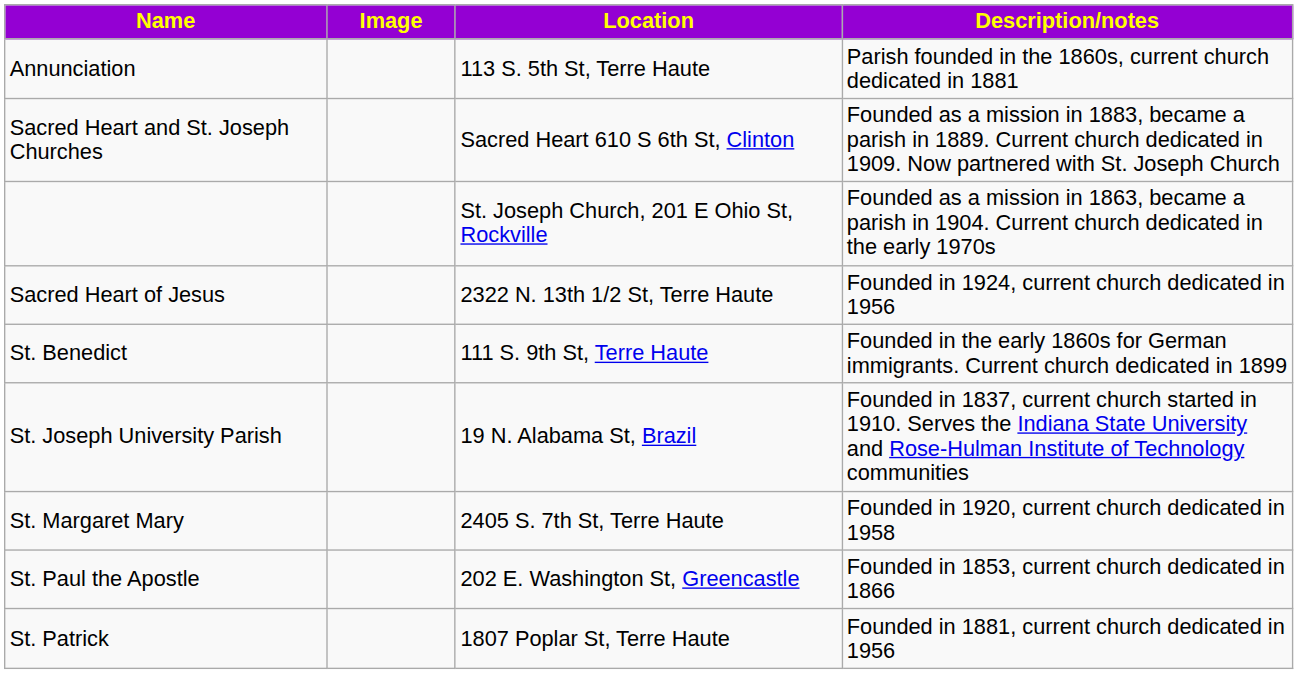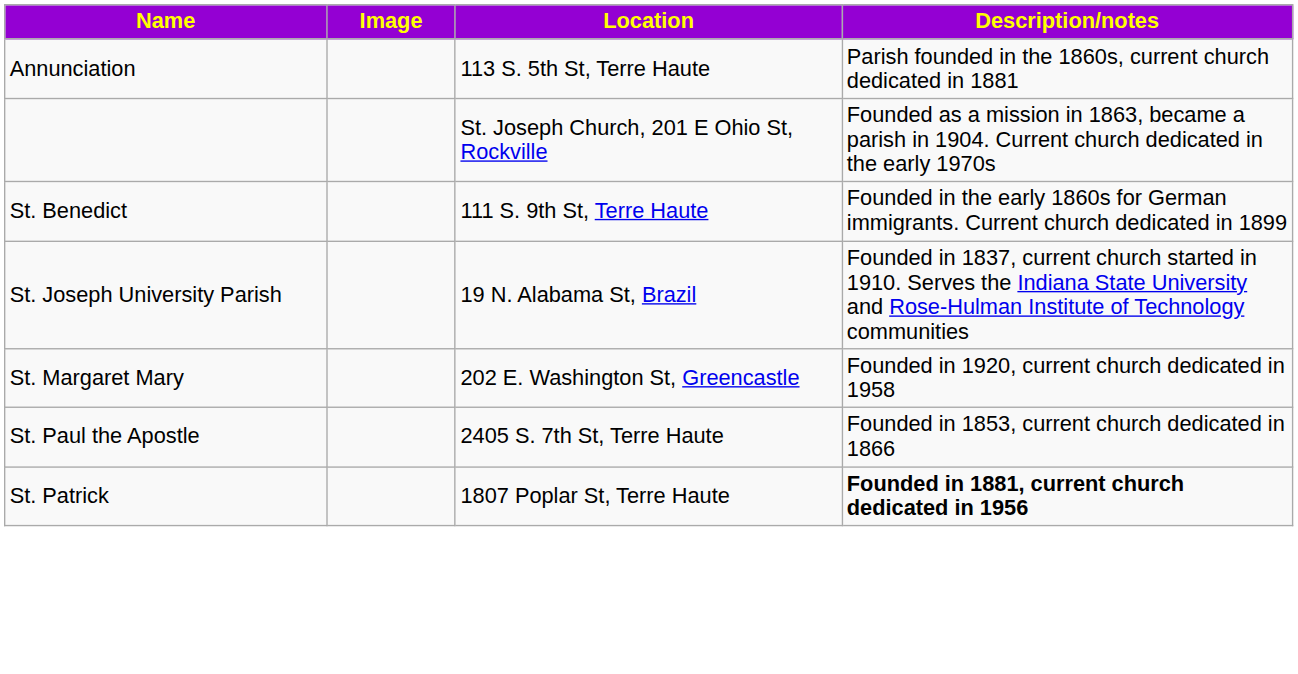- row: (149, 139)
- row: (117, 294)
(592, 520) 2405 S. 7th St, Terre Haute -> (630, 377) 202 E. Washington St, Greencastle
(630, 579) 202 E. Washington St, Greencastle -> (592, 436) 2405 S. 7th St, Terre Haute
(1066, 638) normal -> (1015, 495) bold
